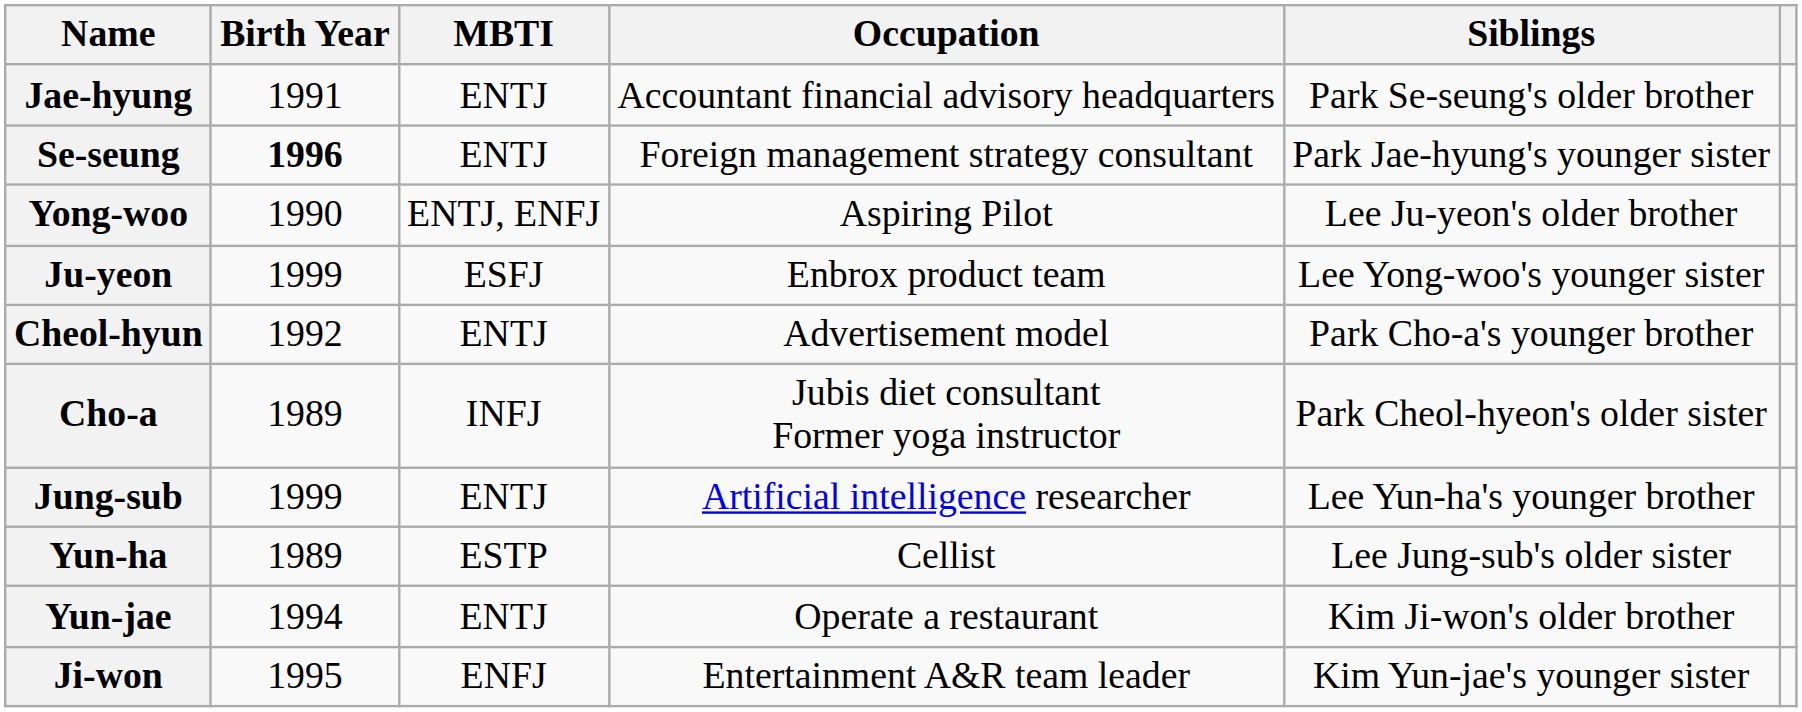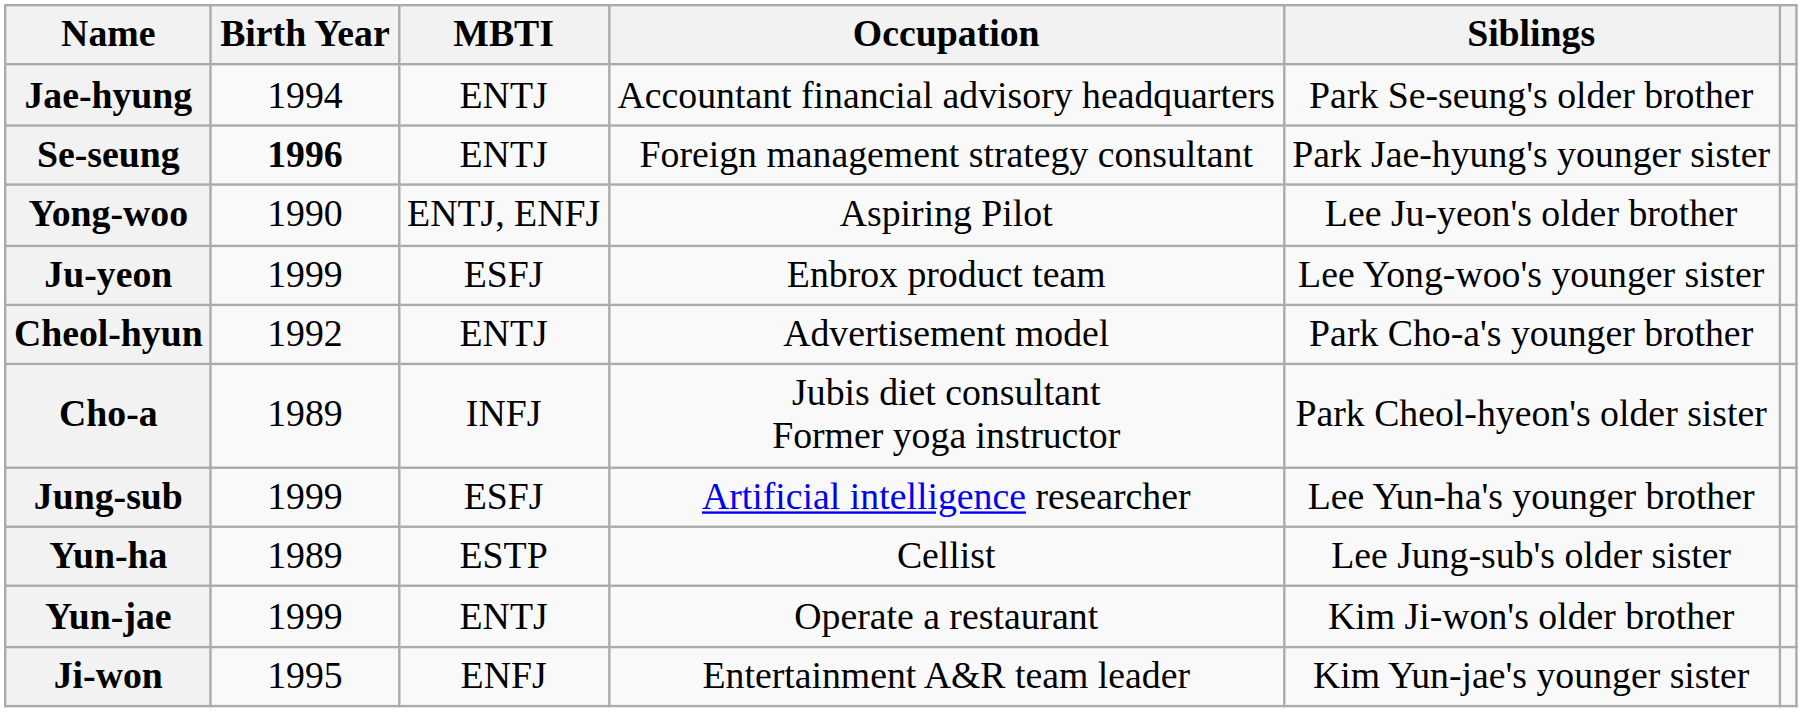(305, 94) 1991 -> (305, 94) 1994
(504, 496) ENTJ -> (504, 496) ESFJ
(305, 615) 1994 -> (305, 615) 1999
